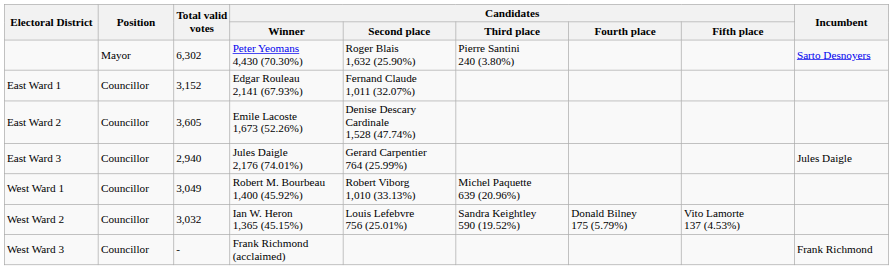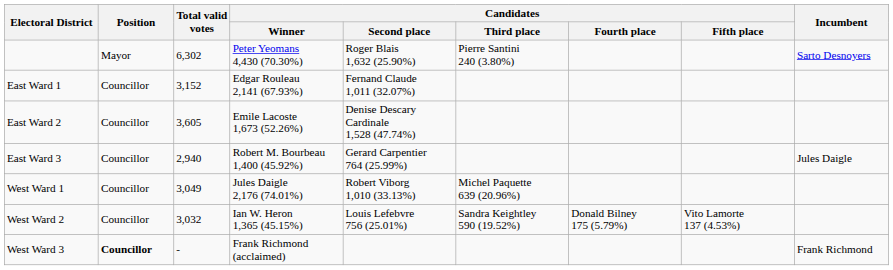(268, 158) Jules Daigle 2,176 (74.01%) -> (279, 158) Robert M. Bourbeau 1,400 (45.92%)
(279, 189) Robert M. Bourbeau 1,400 (45.92%) -> (268, 189) Jules Daigle 2,176 (74.01%)
(125, 249) normal -> (126, 249) bold
